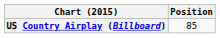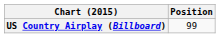(192, 26) 85 -> (192, 26) 99
